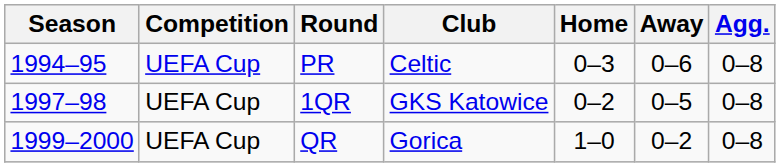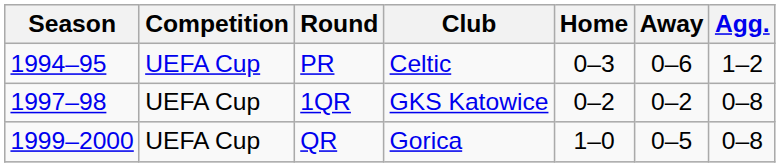(742, 63) 0–8 -> (742, 63) 1–2
(672, 102) 0–5 -> (672, 102) 0–2
(672, 141) 0–2 -> (672, 141) 0–5
